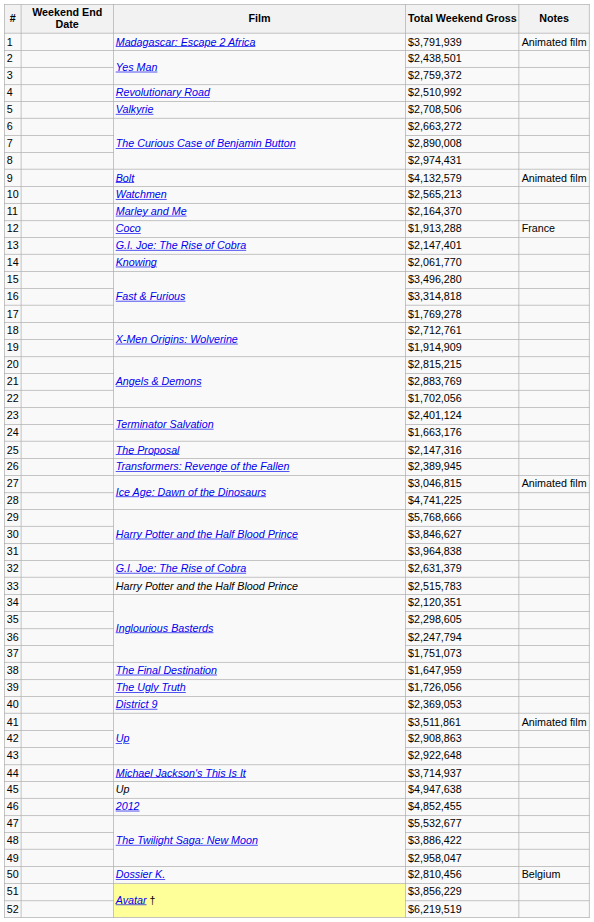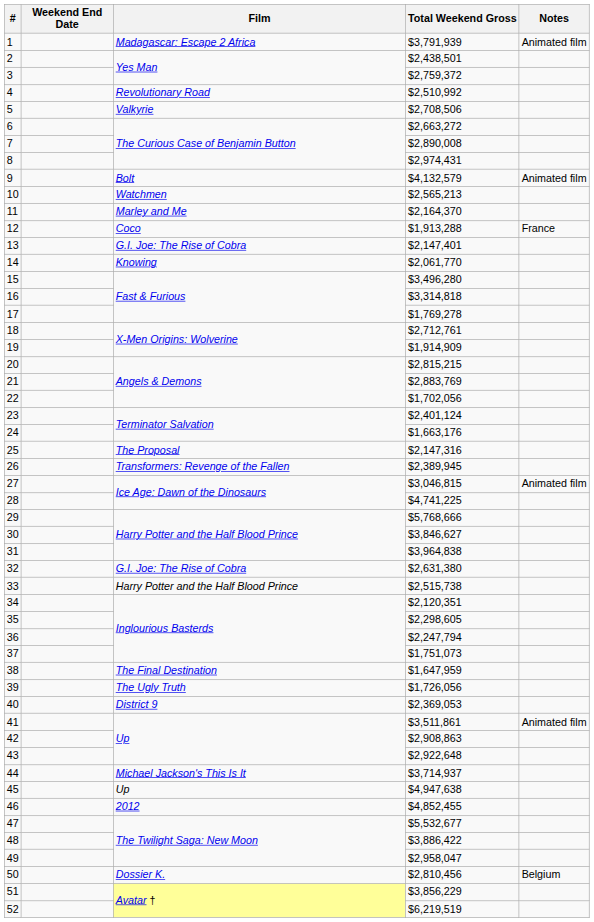(435, 569) $2,631,379 -> (435, 569) $2,631,380
(435, 586) $2,515,783 -> (435, 586) $2,515,738
